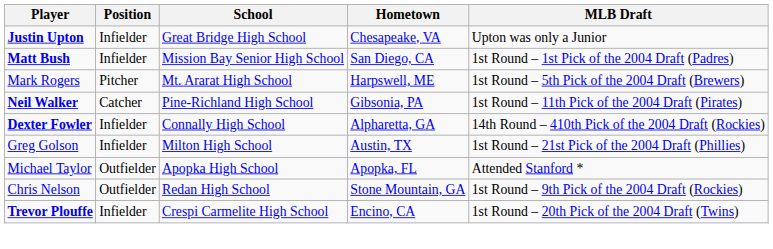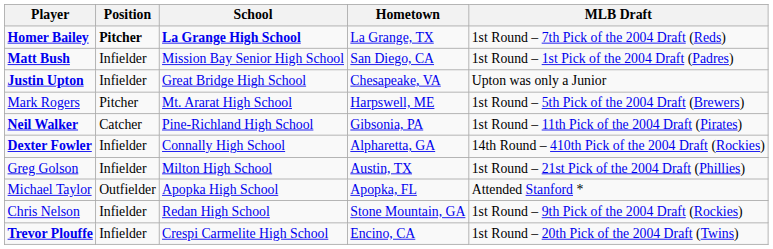+ row: (48, 37)
rows swapped: (39, 59) <-> (46, 37)
(127, 189) Outfielder -> (123, 211) Infielder
